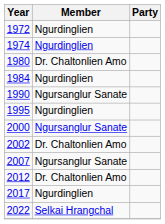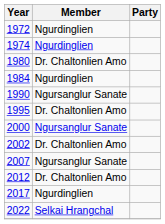(64, 111) Ngurdinglien -> (81, 111) Dr. Chaltonlien Amo
